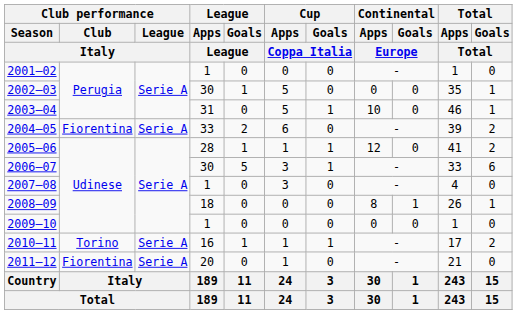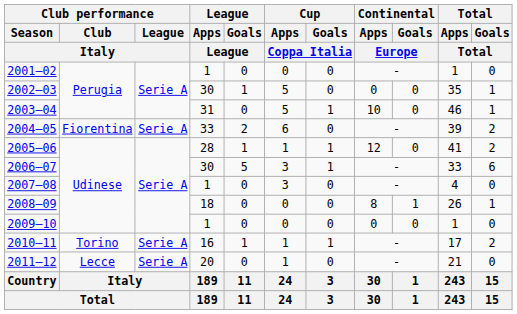(97, 262) Fiorentina -> (97, 262) Lecce
